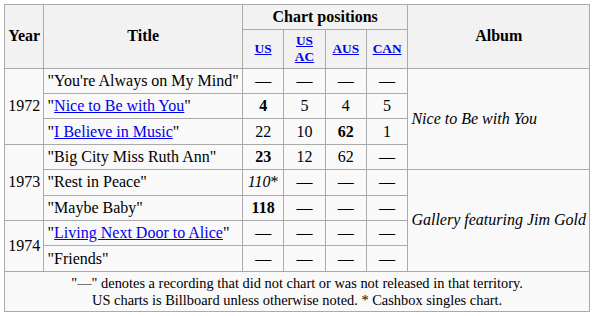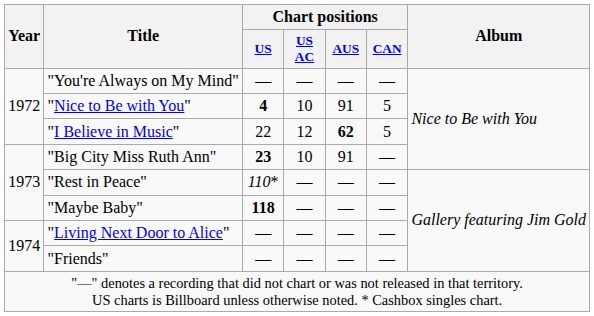(304, 106) 5 -> (304, 106) 10
(346, 106) 4 -> (346, 106) 91
(304, 131) 10 -> (304, 131) 12
(387, 131) 1 -> (387, 131) 5
(304, 156) 12 -> (304, 156) 10
(346, 156) 62 -> (346, 156) 91
